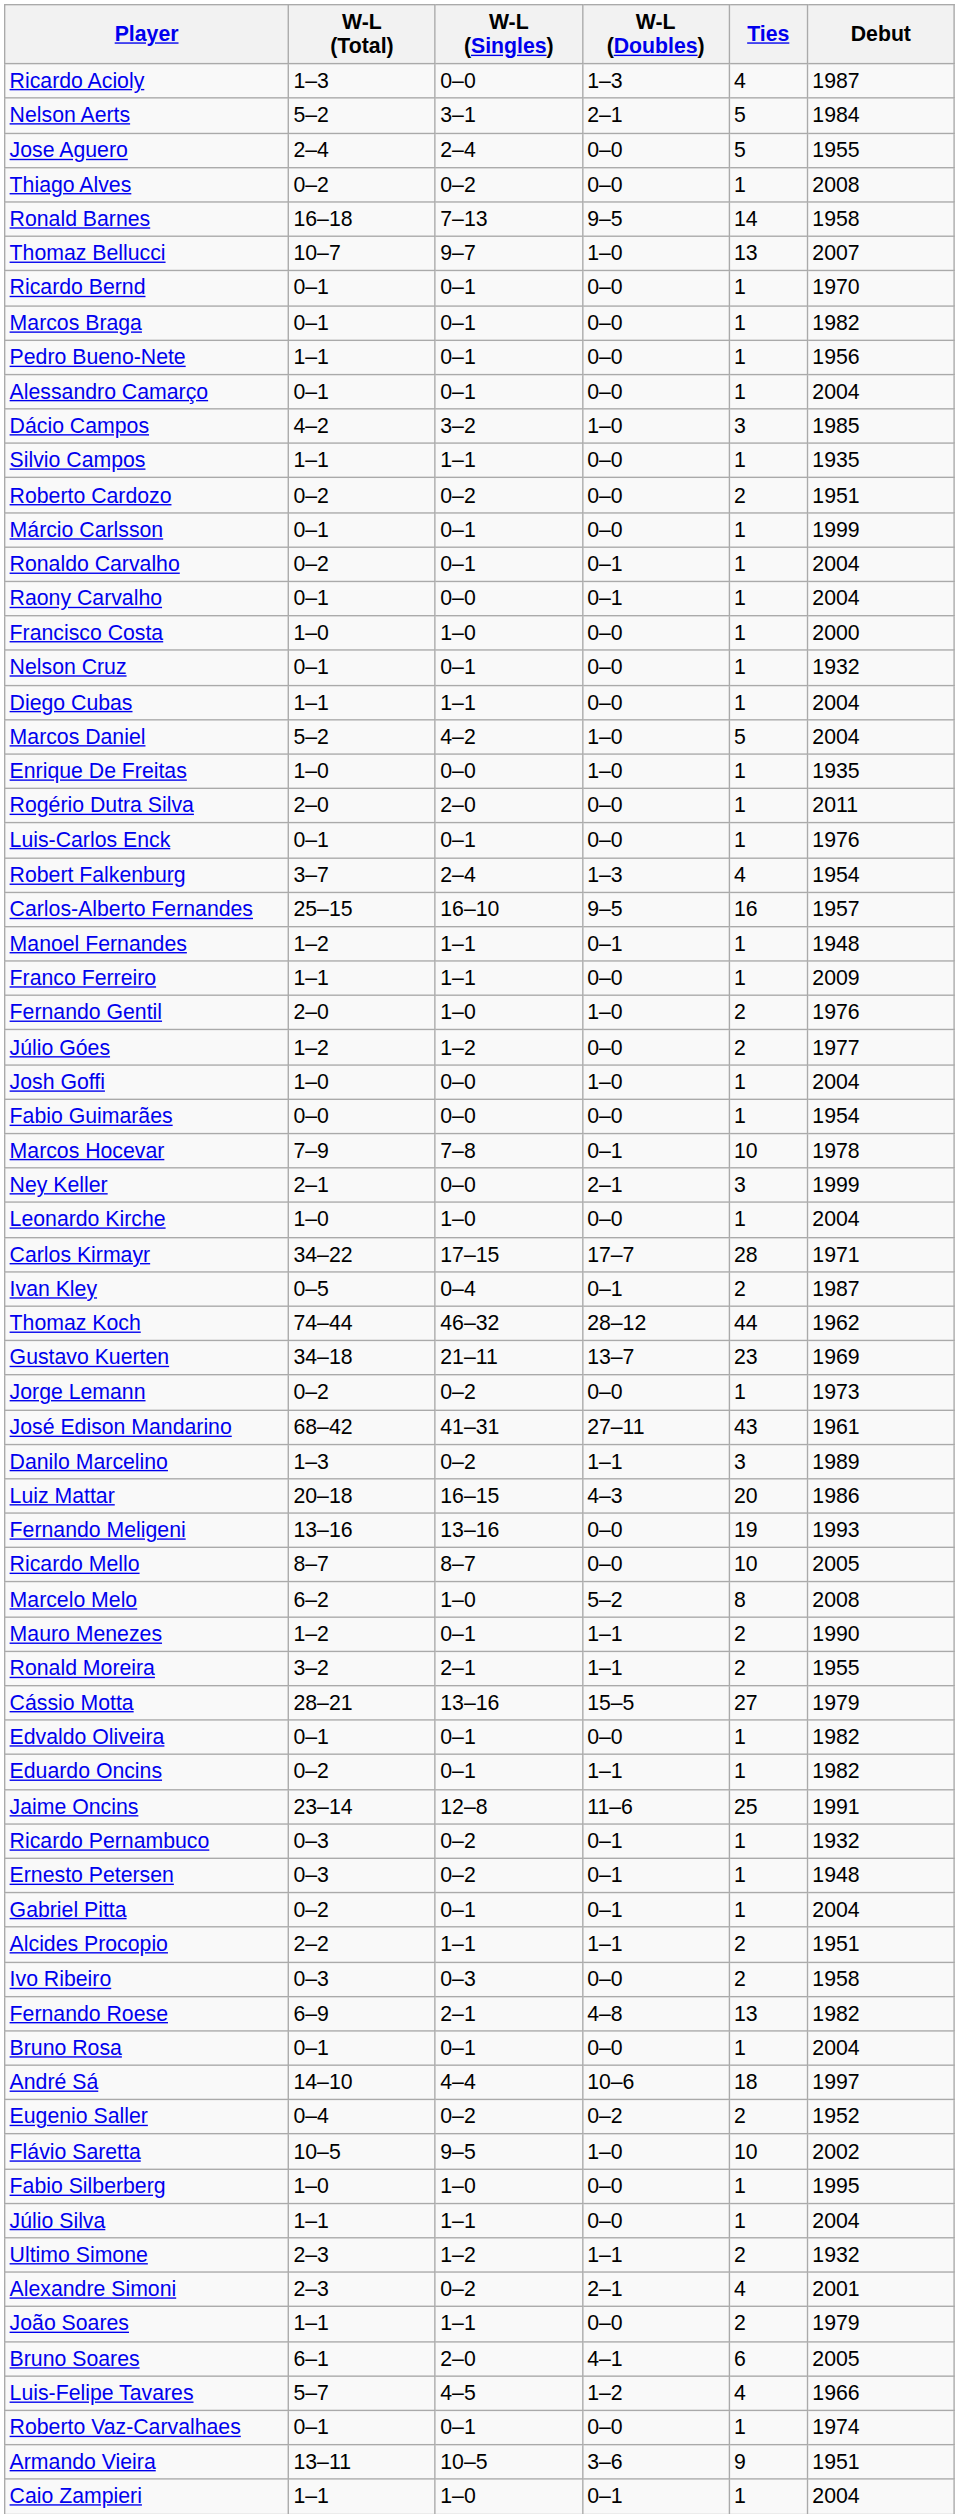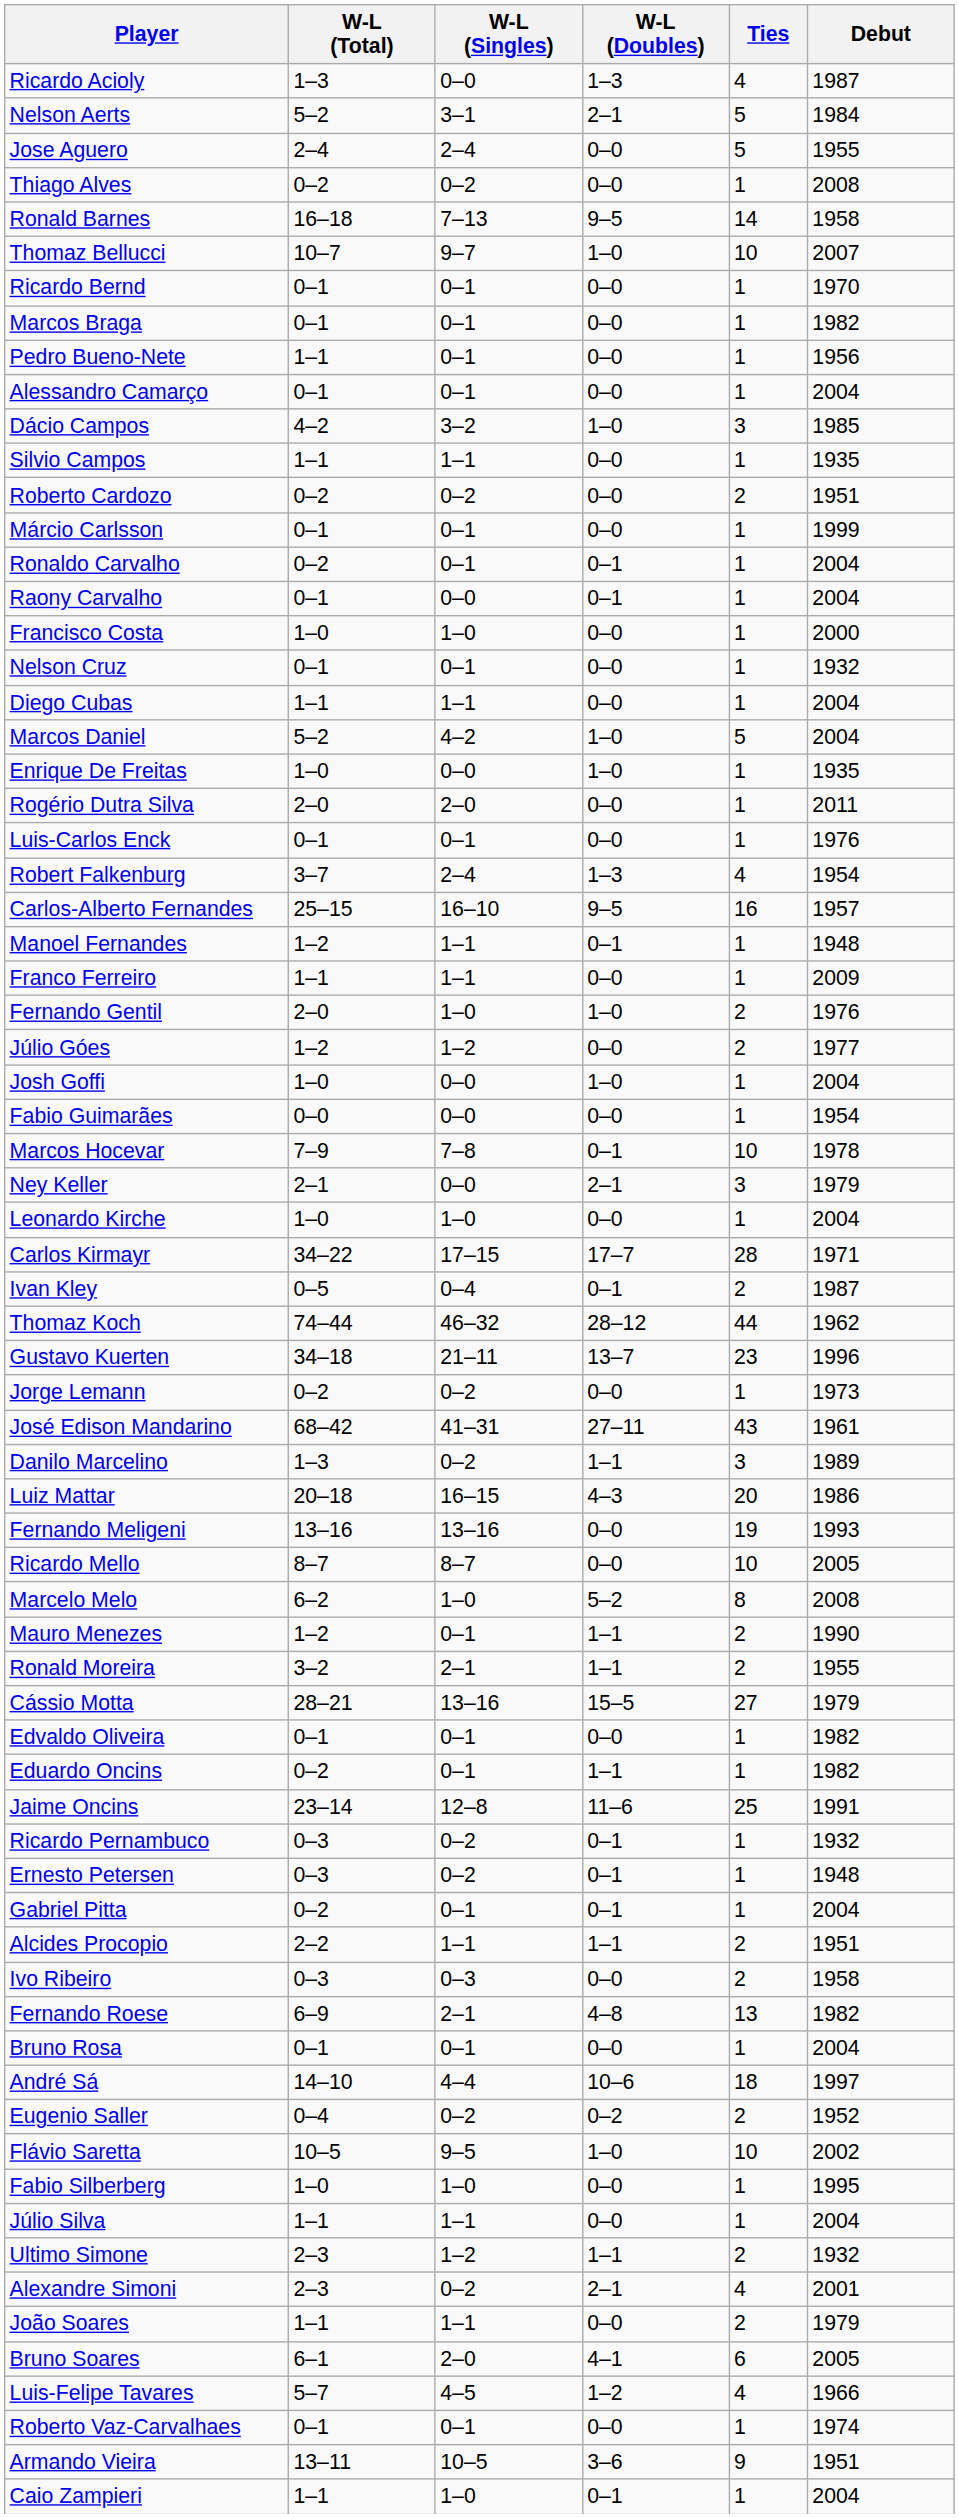(746, 252) 13 -> (746, 252) 10
(836, 1184) 1999 -> (836, 1184) 1979
(836, 1357) 1969 -> (836, 1357) 1996
